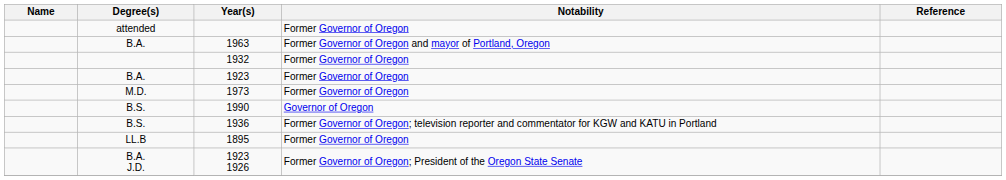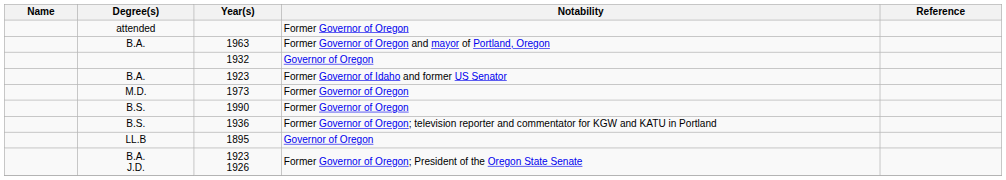(346, 60) Former Governor of Oregon -> (329, 60) Governor of Oregon
(346, 76) Former Governor of Oregon -> (395, 76) Former Governor of Idaho and former US Senator
(329, 108) Governor of Oregon -> (346, 108) Former Governor of Oregon
(346, 140) Former Governor of Oregon -> (329, 140) Governor of Oregon
